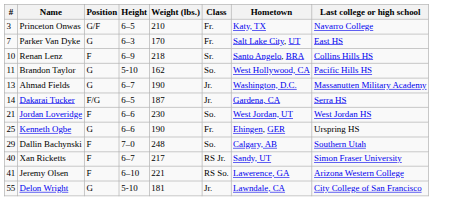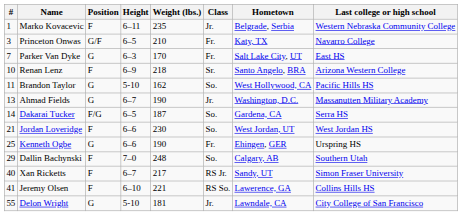+ row: (52, 26)
(344, 56) Collins Hills HS -> (360, 71) Arizona Western College
(208, 100) Jr. -> (211, 115) So.
(359, 174) Arizona Western College -> (345, 188) Collins Hills HS
